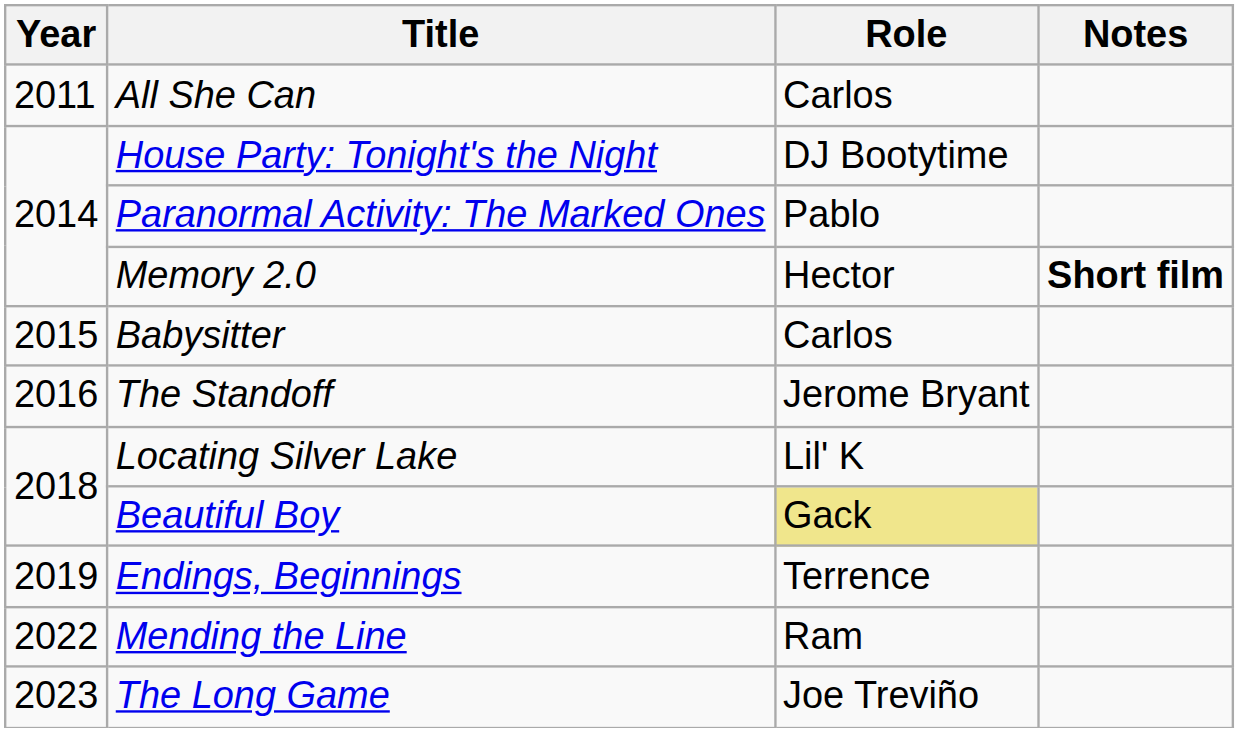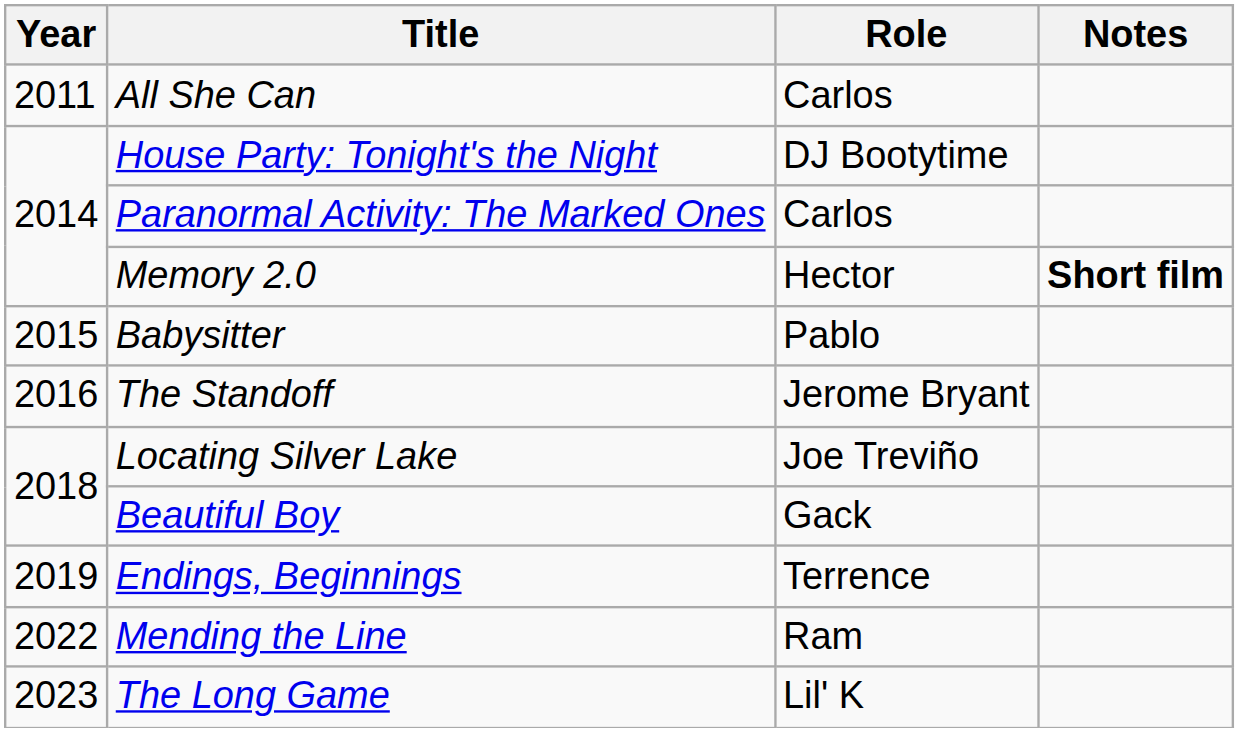(832, 214) Pablo -> (838, 214) Carlos
(838, 335) Carlos -> (832, 335) Pablo
(824, 455) Lil' K -> (881, 455) Joe Treviño
(827, 515) khaki background -> (827, 515) no background
(881, 696) Joe Treviño -> (824, 696) Lil' K
